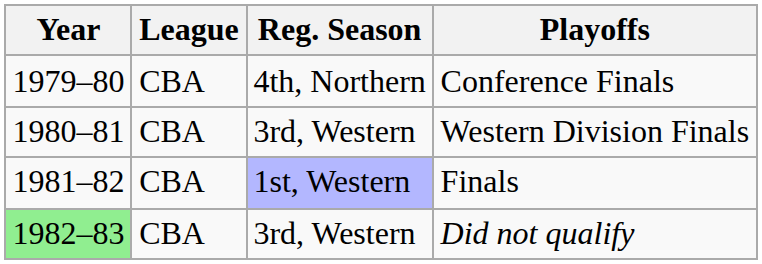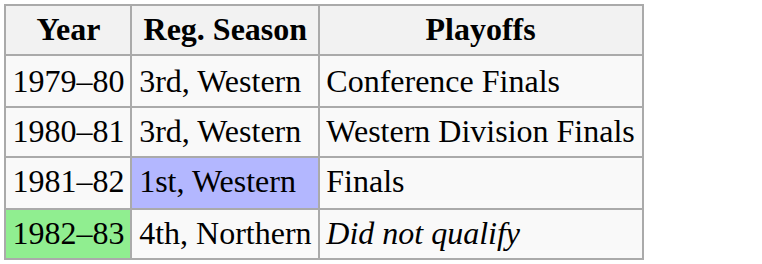- column: (189, 29)
(340, 80) 4th, Northern -> (220, 80) 3rd, Western
(334, 232) 3rd, Western -> (225, 232) 4th, Northern
